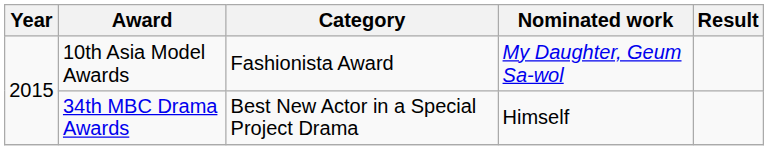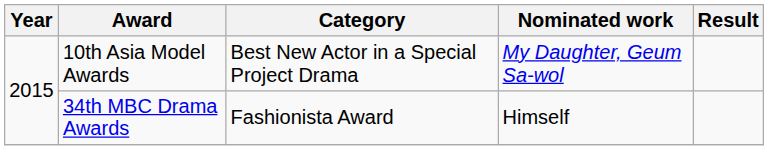(312, 63) Fashionista Award -> (353, 63) Best New Actor in a Special Project Drama
(353, 117) Best New Actor in a Special Project Drama -> (312, 117) Fashionista Award
